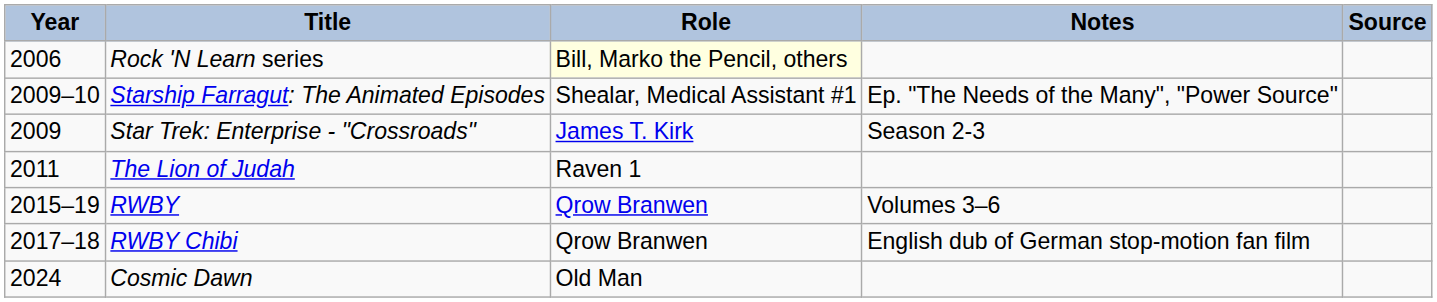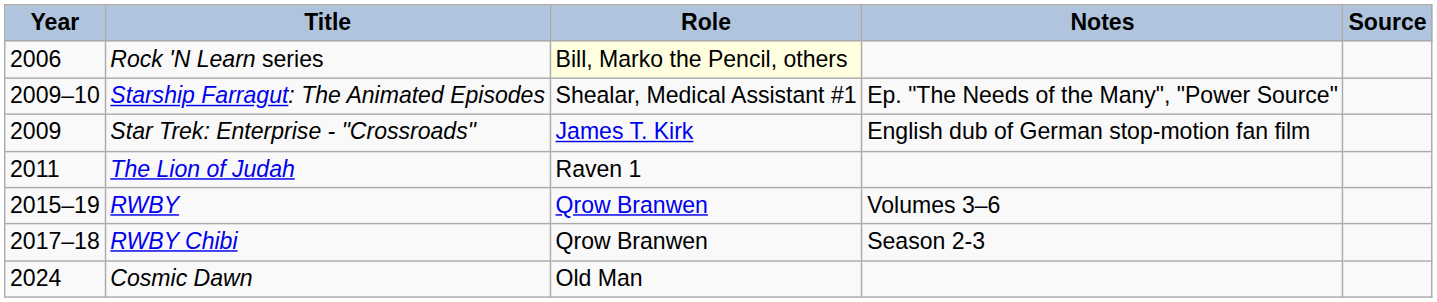(926, 132) Season 2-3 -> (1089, 132) English dub of German stop-motion fan film
(1089, 242) English dub of German stop-motion fan film -> (926, 242) Season 2-3
